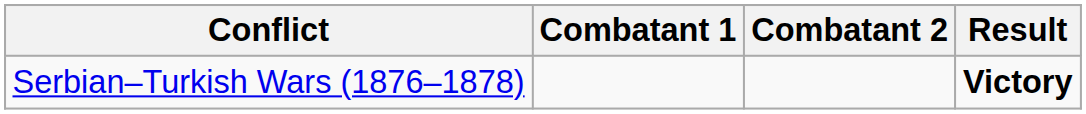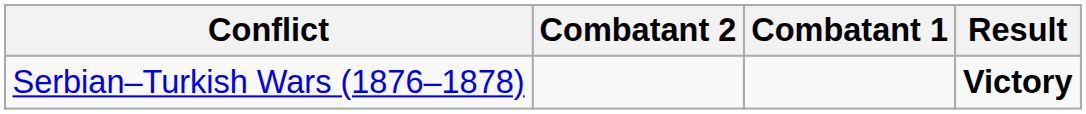columns swapped: (638, 30) <-> (850, 30)
